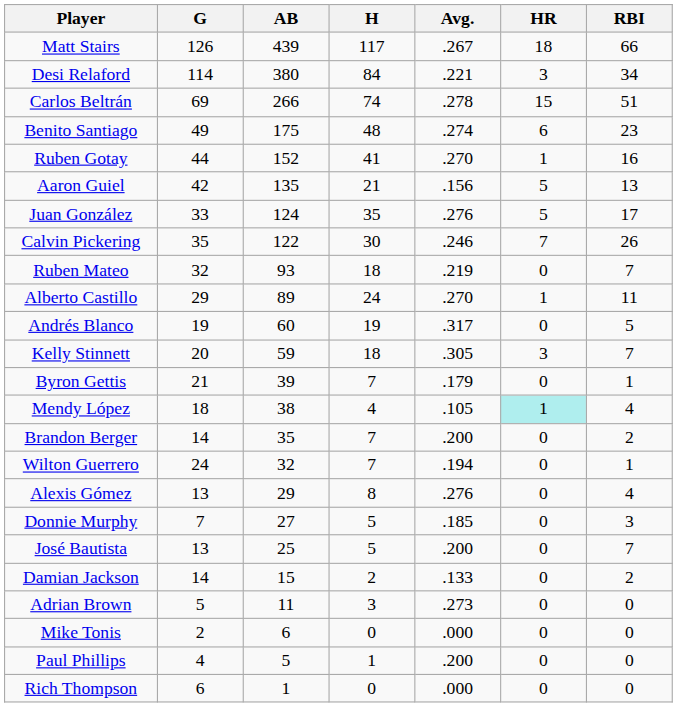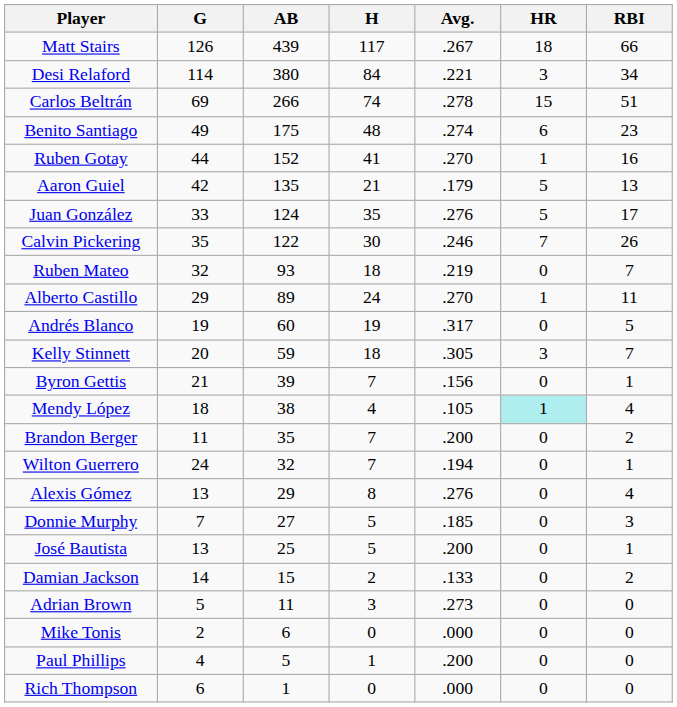(458, 185) .156 -> (458, 185) .179
(458, 381) .179 -> (458, 381) .156
(200, 437) 14 -> (200, 437) 11
(629, 548) 7 -> (629, 548) 1
